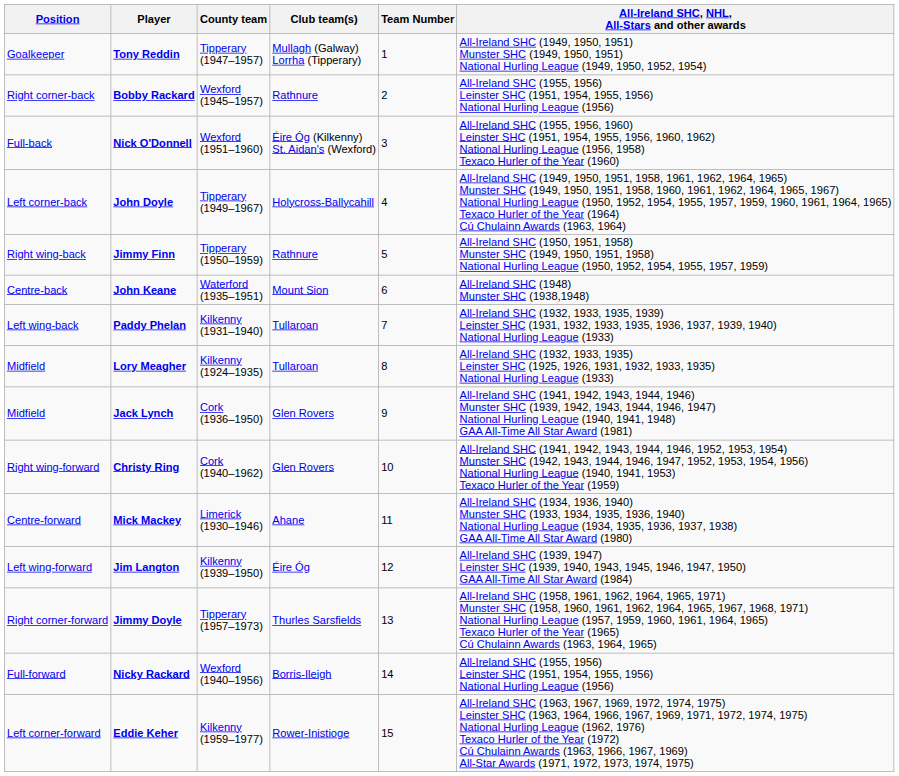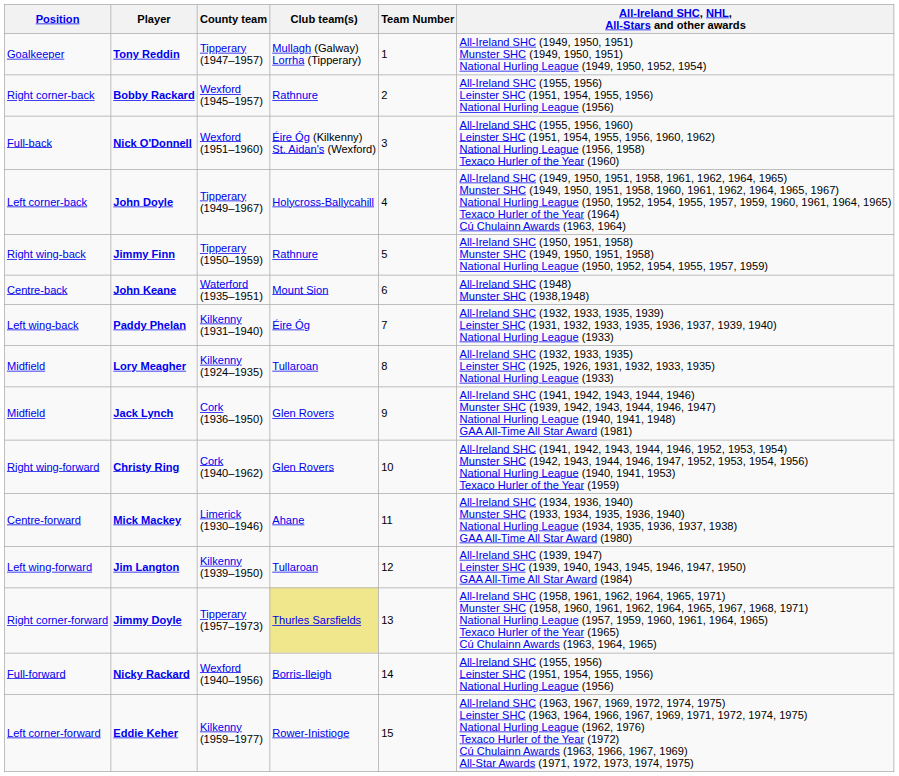(295, 325) Tullaroan -> (291, 325) Éire Óg
(291, 567) Éire Óg -> (295, 567) Tullaroan
(317, 620) no background -> (317, 620) khaki background
